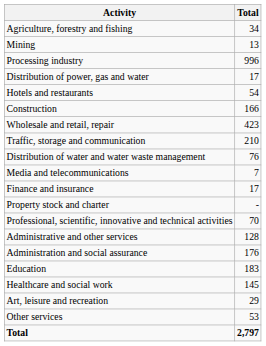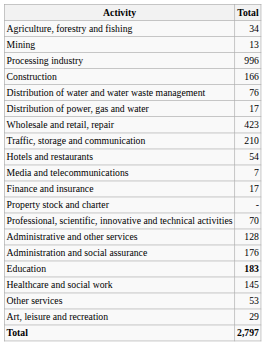rows swapped: (78, 76) <-> (32, 108)
rows swapped: (106, 157) <-> (50, 92)
(252, 269) normal -> (252, 269) bold
rows swapped: (57, 301) <-> (35, 317)
